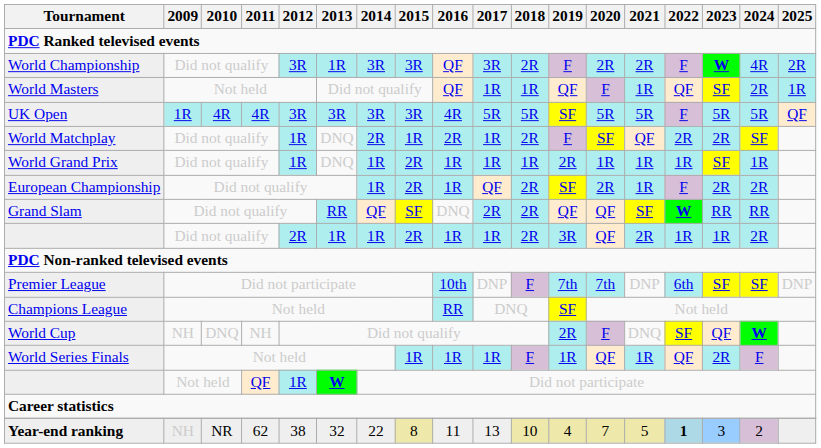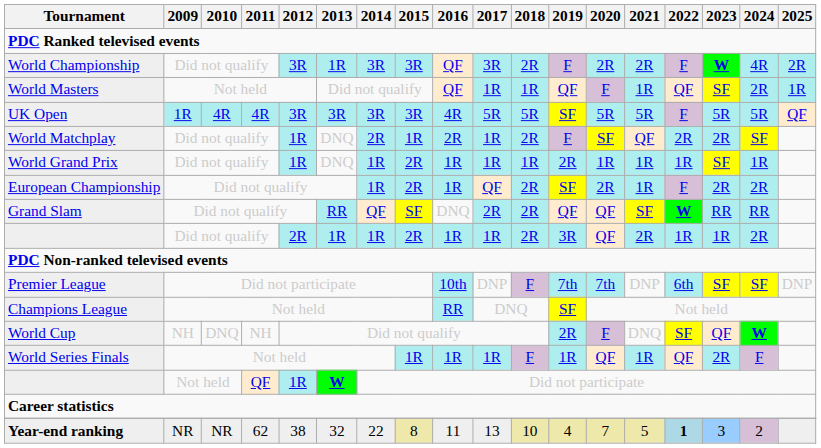(183, 430) NH -> (183, 430) NR
